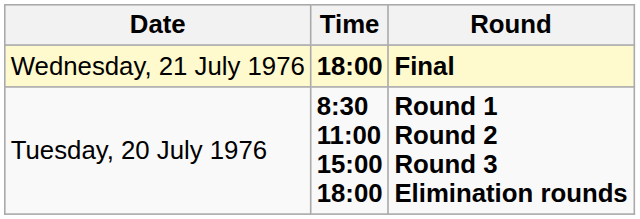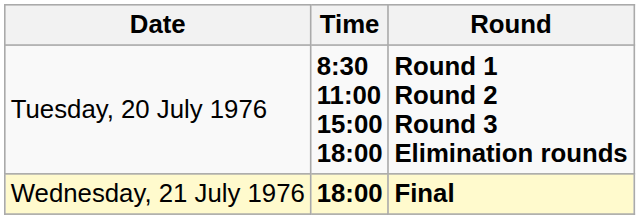rows swapped: (139, 150) <-> (158, 65)
